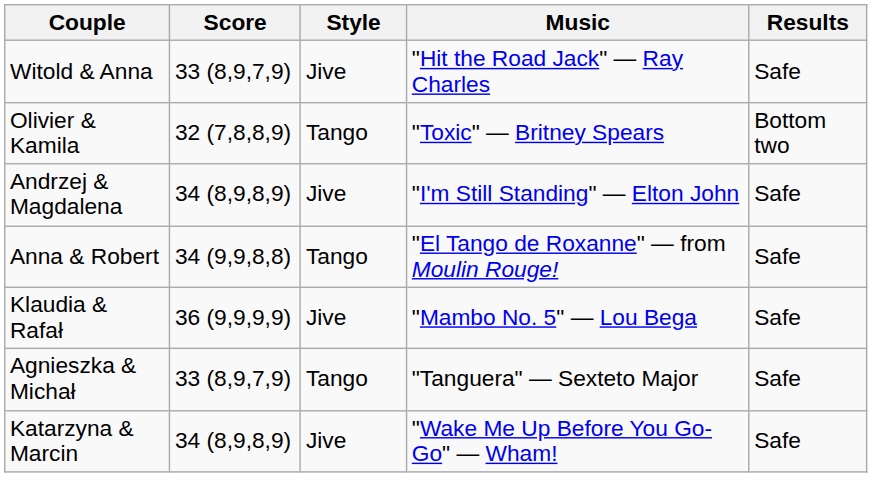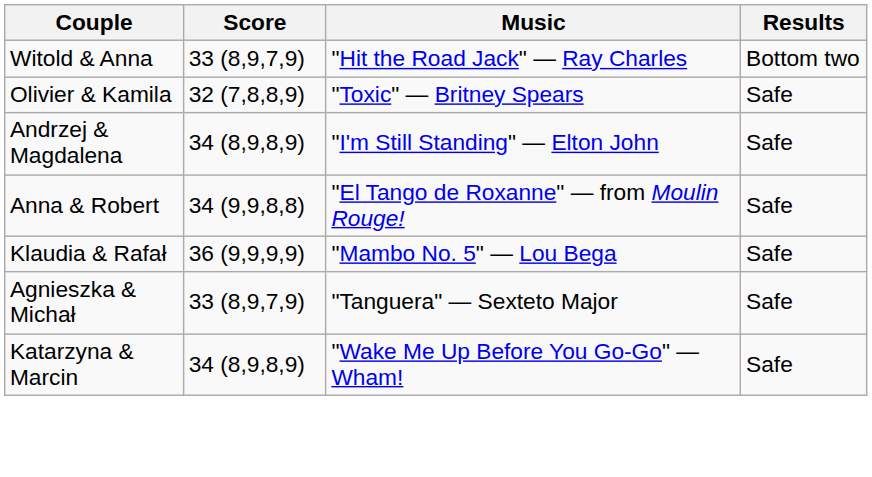- column: (354, 22)
(778, 71) Safe -> (803, 58) Bottom two
(790, 132) Bottom two -> (769, 94) Safe
